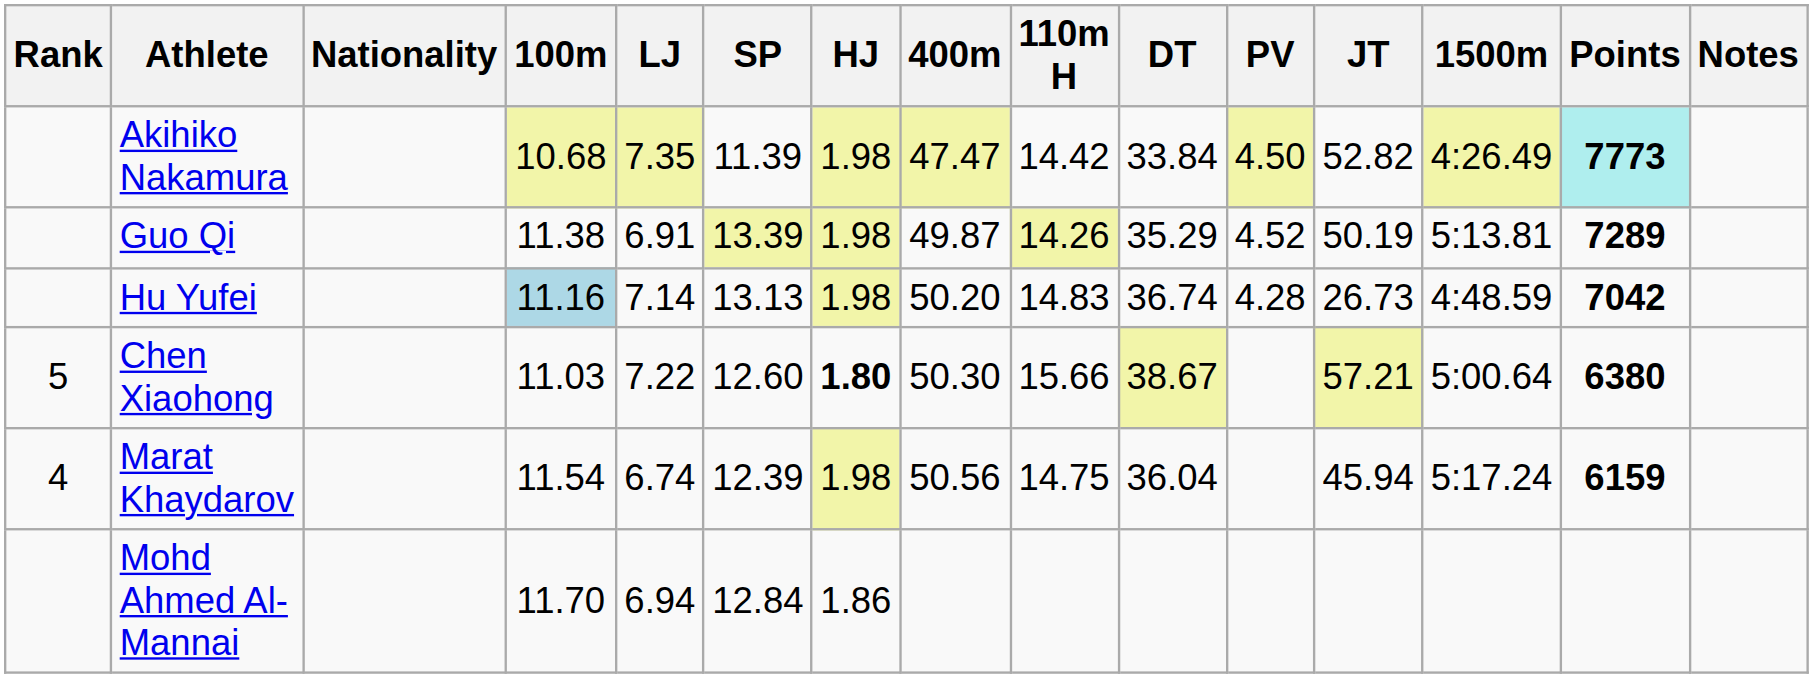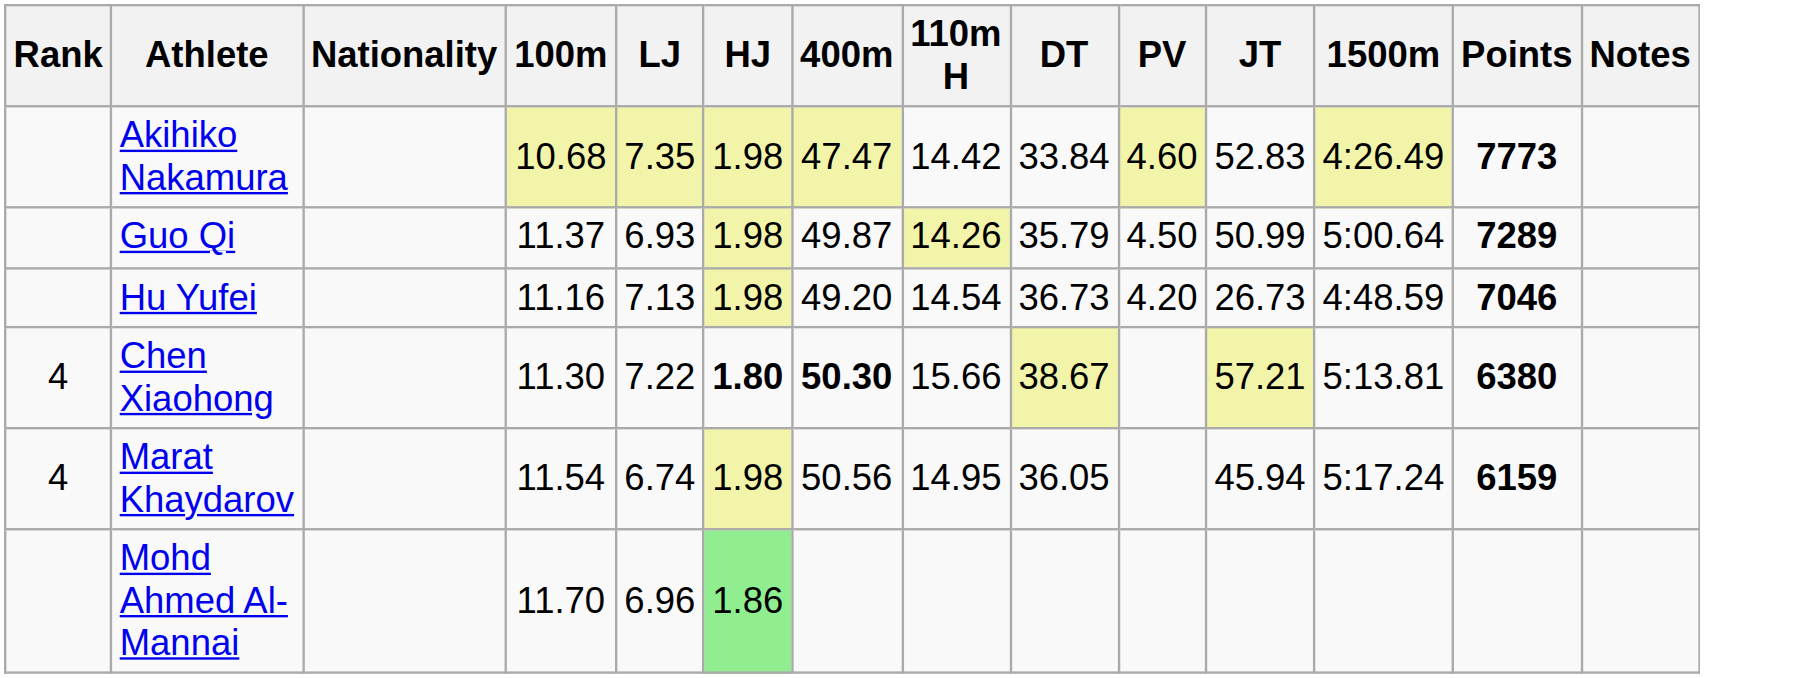- column: (758, 54)
(1270, 156) 4.50 -> (1162, 156) 4.60
(1368, 156) 52.82 -> (1260, 156) 52.83
(1625, 156) paleturquoise background -> (1517, 156) no background
(561, 236) 11.38 -> (561, 236) 11.37
(660, 236) 6.91 -> (660, 236) 6.93
(1172, 236) 35.29 -> (1064, 236) 35.79
(1270, 236) 4.52 -> (1162, 236) 4.50
(1368, 236) 50.19 -> (1260, 236) 50.99
(1492, 236) 5:13.81 -> (1383, 236) 5:00.64
(561, 295) lightblue background -> (561, 295) no background
(660, 295) 7.14 -> (660, 295) 7.13
(955, 295) 50.20 -> (847, 295) 49.20
(1064, 295) 14.83 -> (956, 295) 14.54
(1172, 295) 36.74 -> (1064, 295) 36.73
(1270, 295) 4.28 -> (1162, 295) 4.20
(1625, 295) 7042 -> (1517, 295) 7046
(58, 376) 5 -> (58, 376) 4
(561, 376) 11.03 -> (561, 376) 11.30
(955, 376) normal -> (847, 376) bold
(1492, 376) 5:00.64 -> (1383, 376) 5:13.81
(1064, 477) 14.75 -> (956, 477) 14.95
(1172, 477) 36.04 -> (1064, 477) 36.05
(660, 600) 6.94 -> (660, 600) 6.96
(856, 600) no background -> (748, 600) lightgreen background
